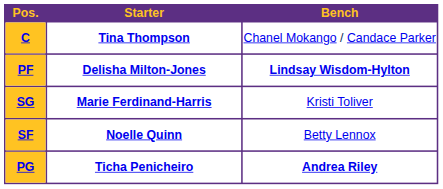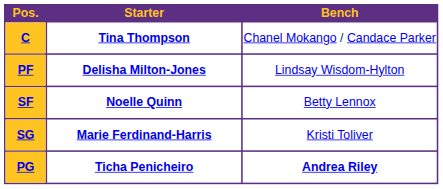(340, 70) bold -> (340, 70) normal
rows swapped: (26, 135) <-> (26, 102)
